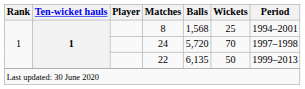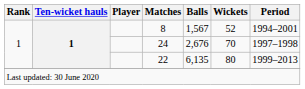(197, 28) 1,568 -> (197, 28) 1,567
(230, 28) 25 -> (230, 28) 52
(197, 44) 5,720 -> (197, 44) 2,676
(230, 60) 50 -> (230, 60) 80
